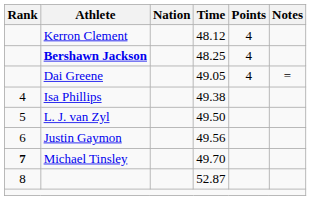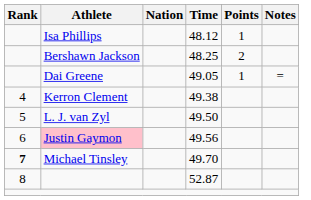(86, 35) Kerron Clement -> (73, 35) Isa Phillips
(249, 35) 4 -> (242, 35) 1
(95, 55) bold -> (92, 55) normal
(249, 55) 4 -> (242, 55) 2
(249, 76) 4 -> (242, 76) 1
(73, 96) Isa Phillips -> (86, 96) Kerron Clement
(83, 138) no background -> (83, 138) pink background
